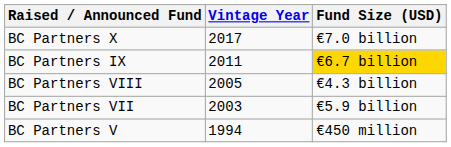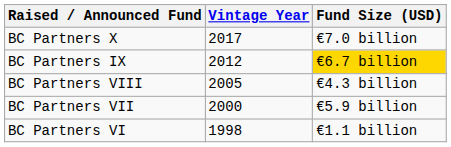(225, 62) 2011 -> (225, 62) 2012
(225, 108) 2003 -> (225, 108) 2000
+ row: (67, 130)
- row: (63, 130)
